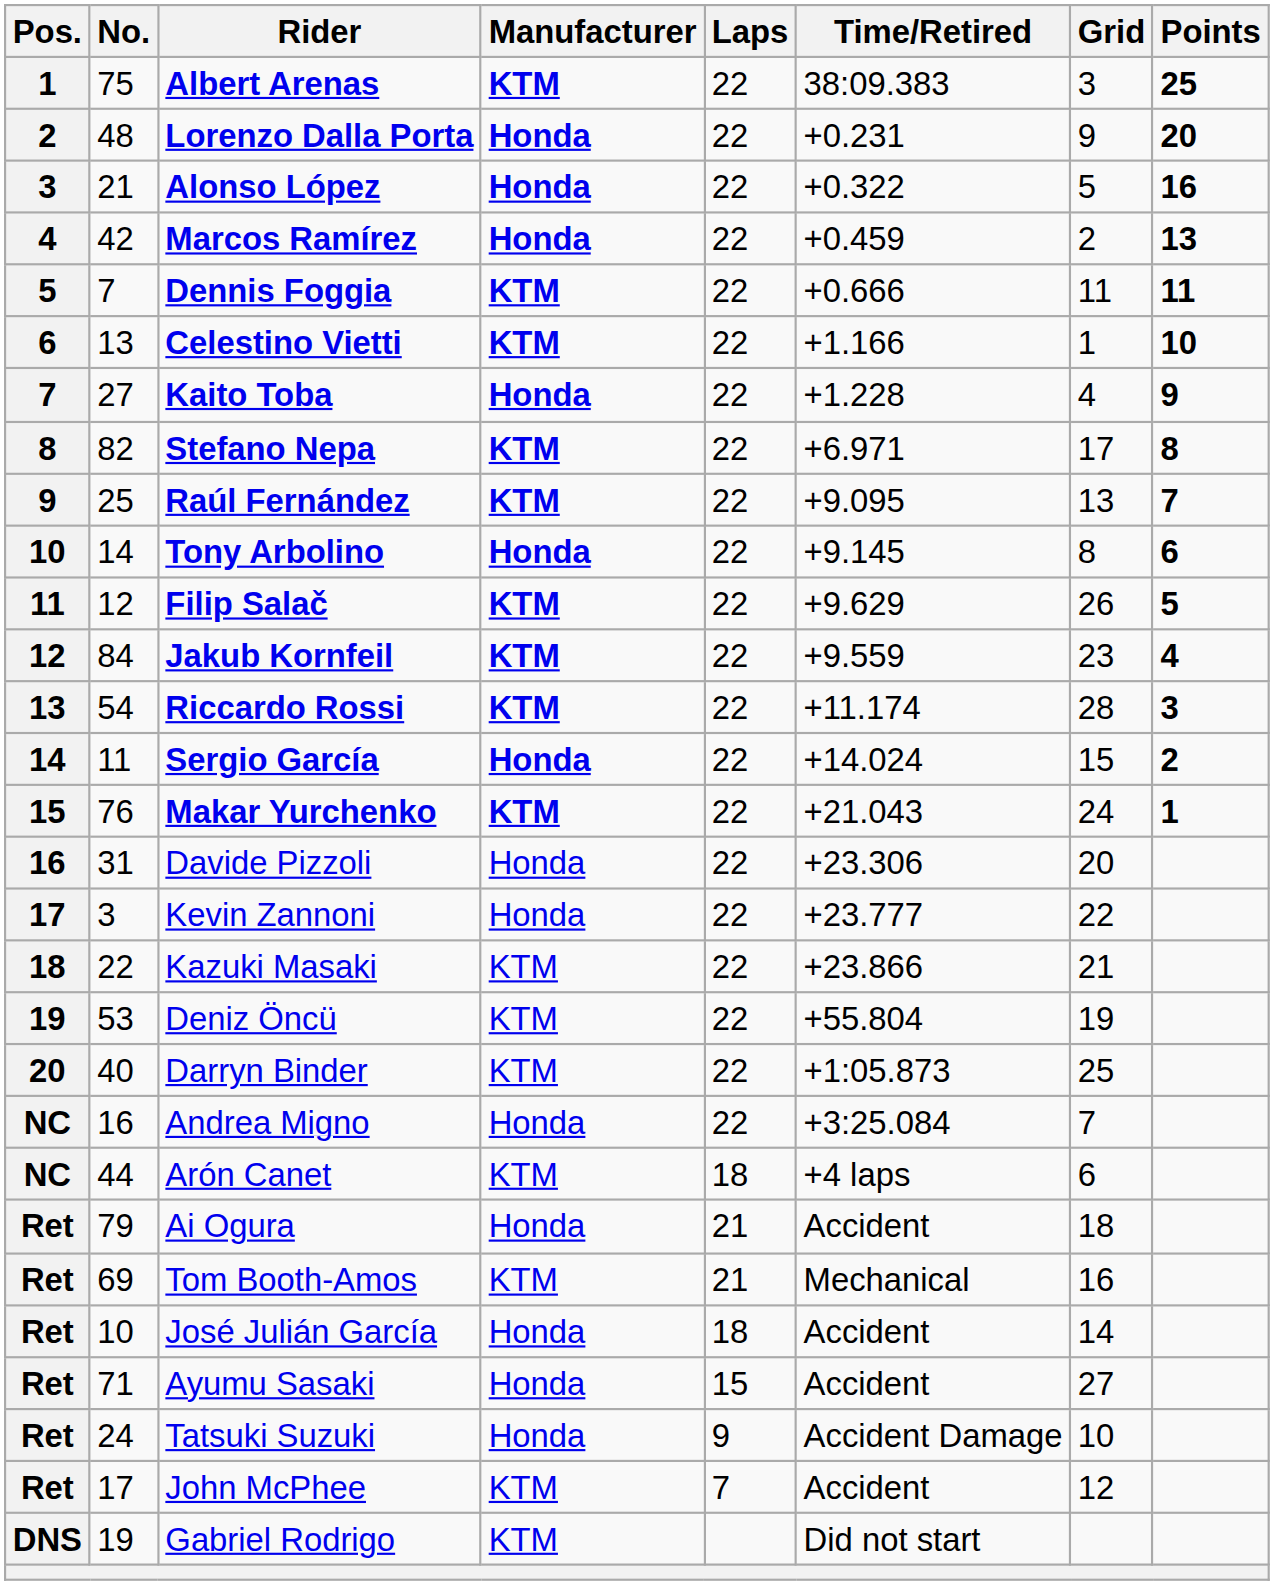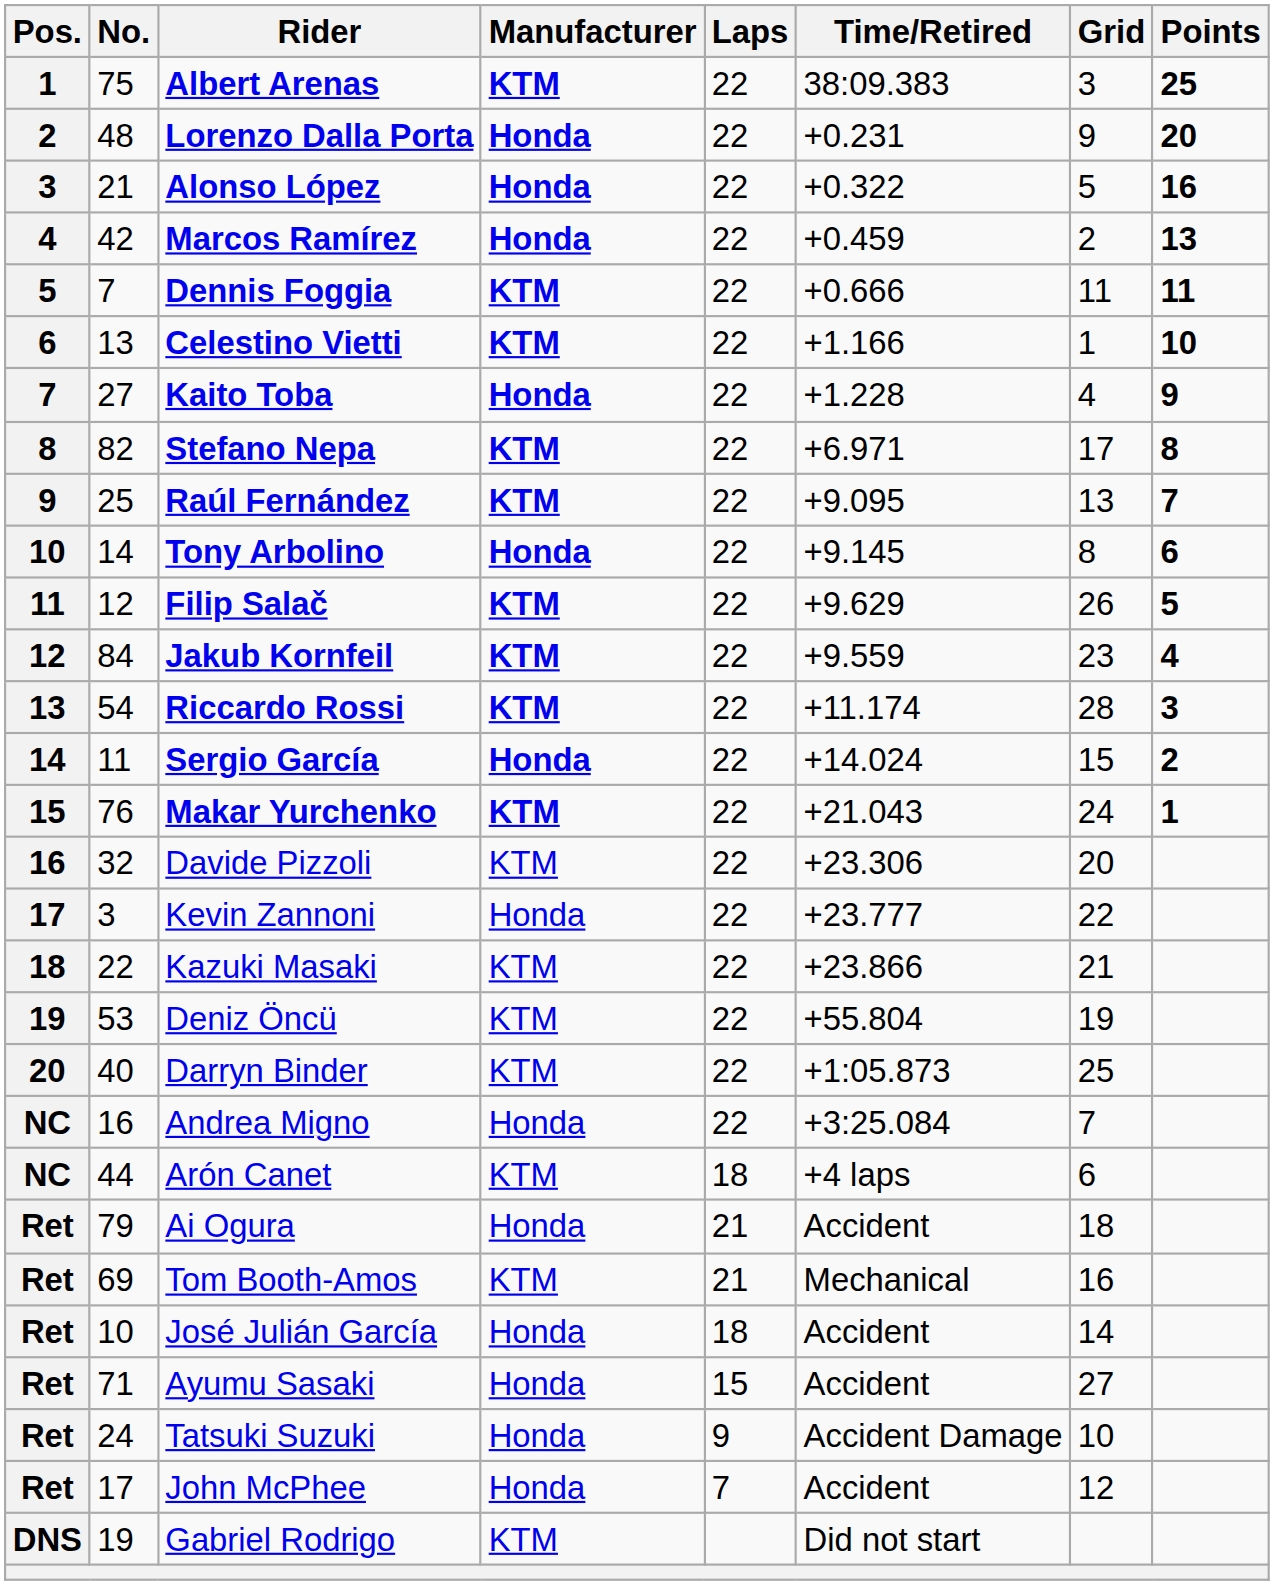(116, 863) 31 -> (116, 863) 32
(537, 863) Honda -> (523, 863) KTM
(523, 1487) KTM -> (537, 1487) Honda
